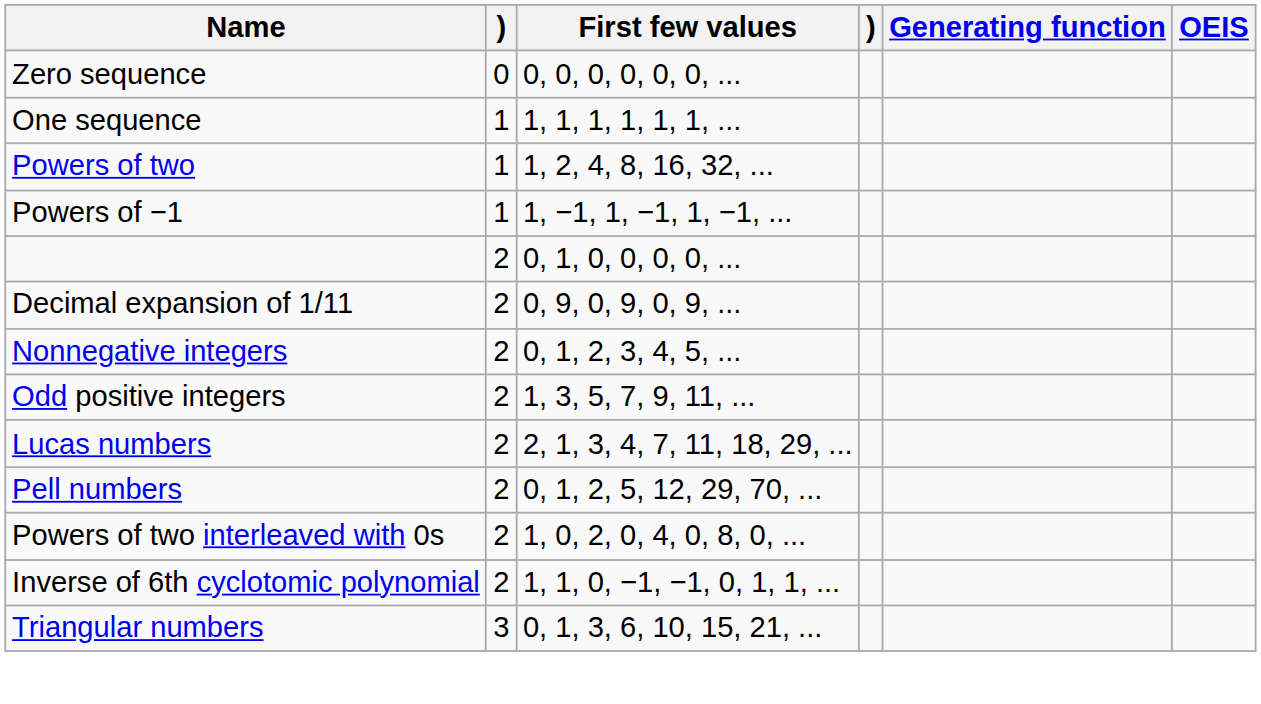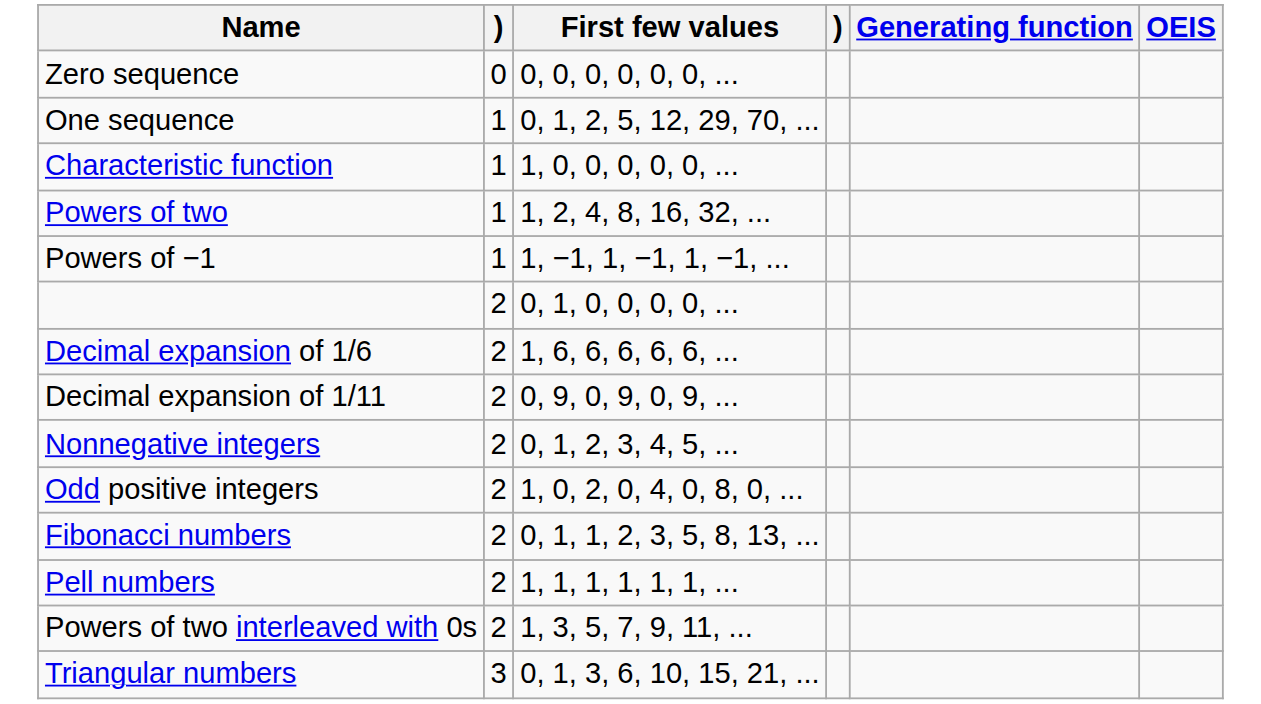(632, 119) 1, 1, 1, 1, 1, 1, ... -> (670, 119) 0, 1, 2, 5, 12, 29, 70, ...
+ row: (189, 166)
+ row: (208, 350)
(639, 397) 1, 3, 5, 7, 9, 11, ... -> (662, 489) 1, 0, 2, 0, 4, 0, 8, 0, ...
+ row: (168, 535)
- row: (112, 443)
(673, 489) 0, 1, 2, 5, 12, 29, 70, ... -> (629, 581) 1, 1, 1, 1, 1, 1, ...
(665, 535) 1, 0, 2, 0, 4, 0, 8, 0, ... -> (636, 627) 1, 3, 5, 7, 9, 11, ...
- row: (246, 581)
